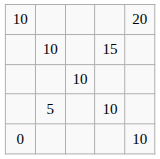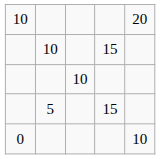(110, 109) 10 -> (110, 109) 15
